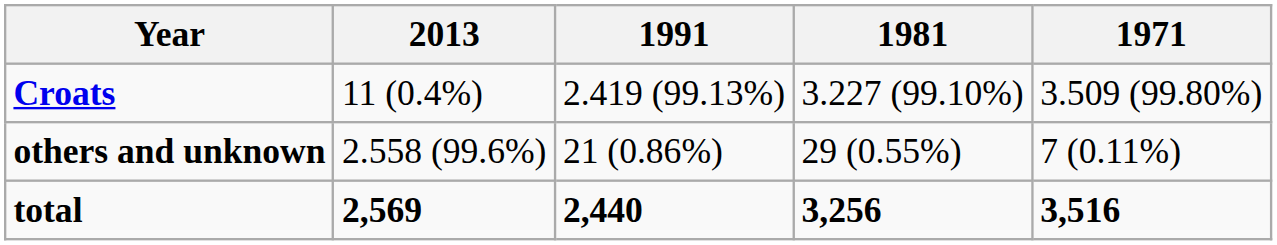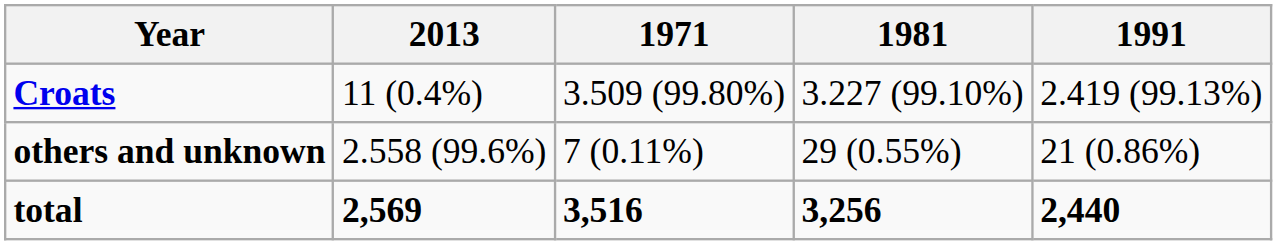columns swapped: (674, 34) <-> (1151, 34)
